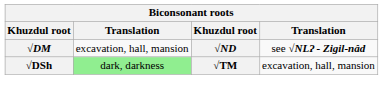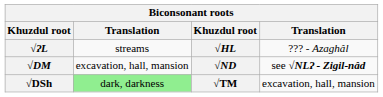+ row: (39, 48)
